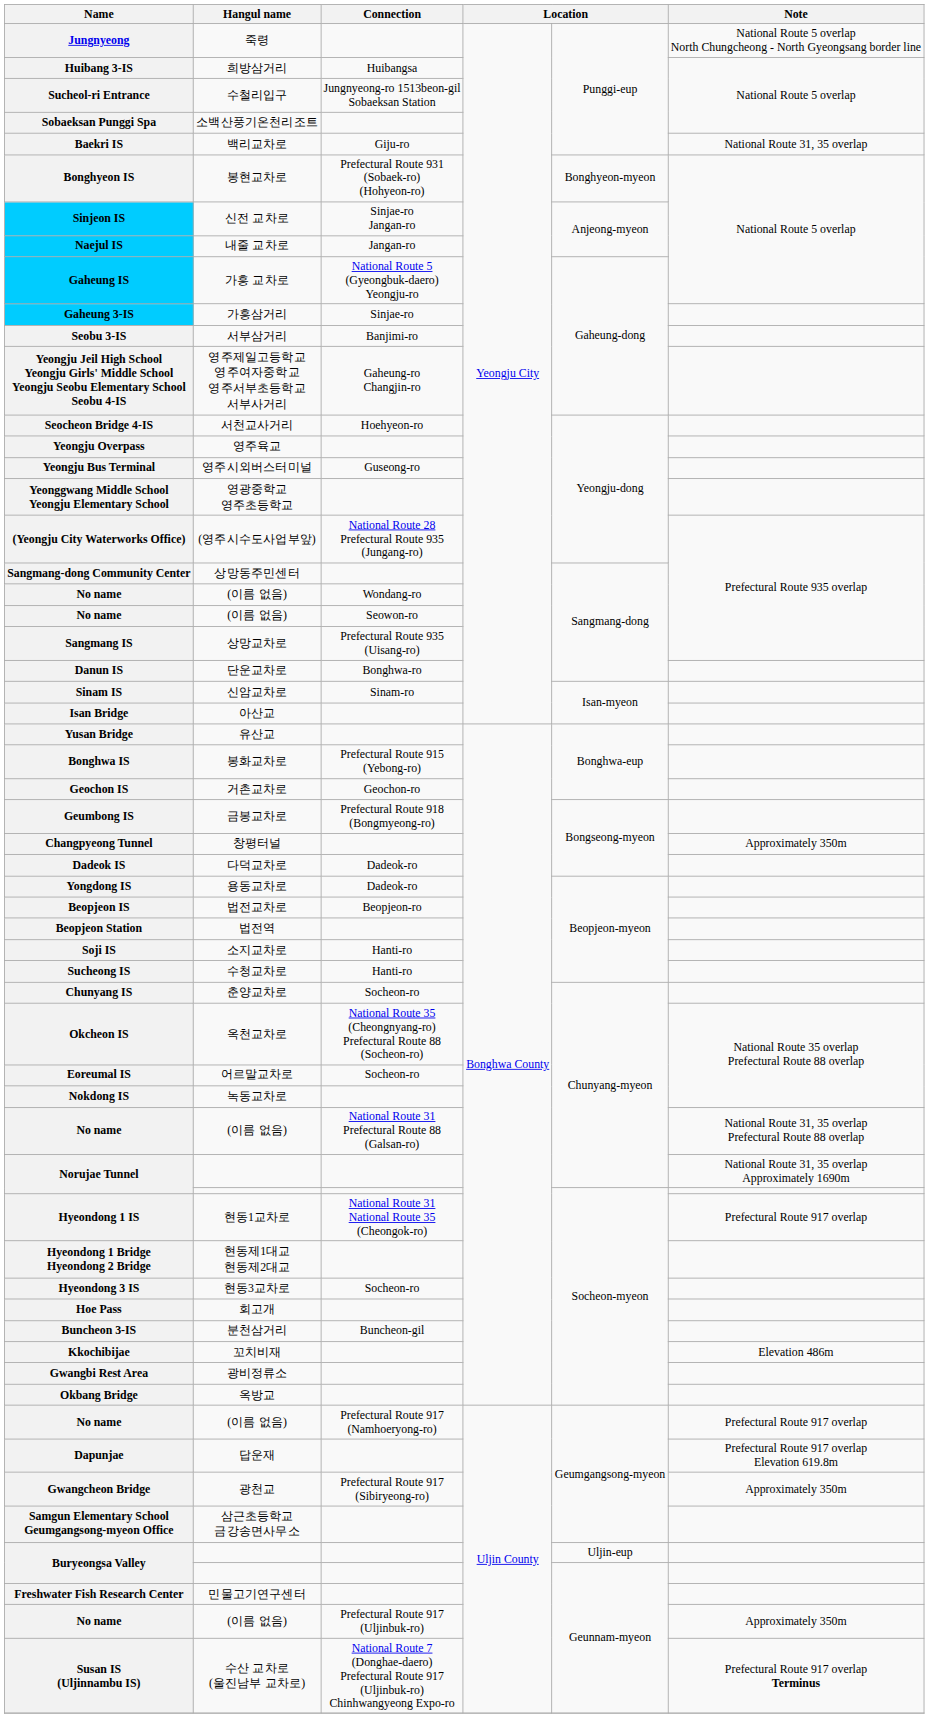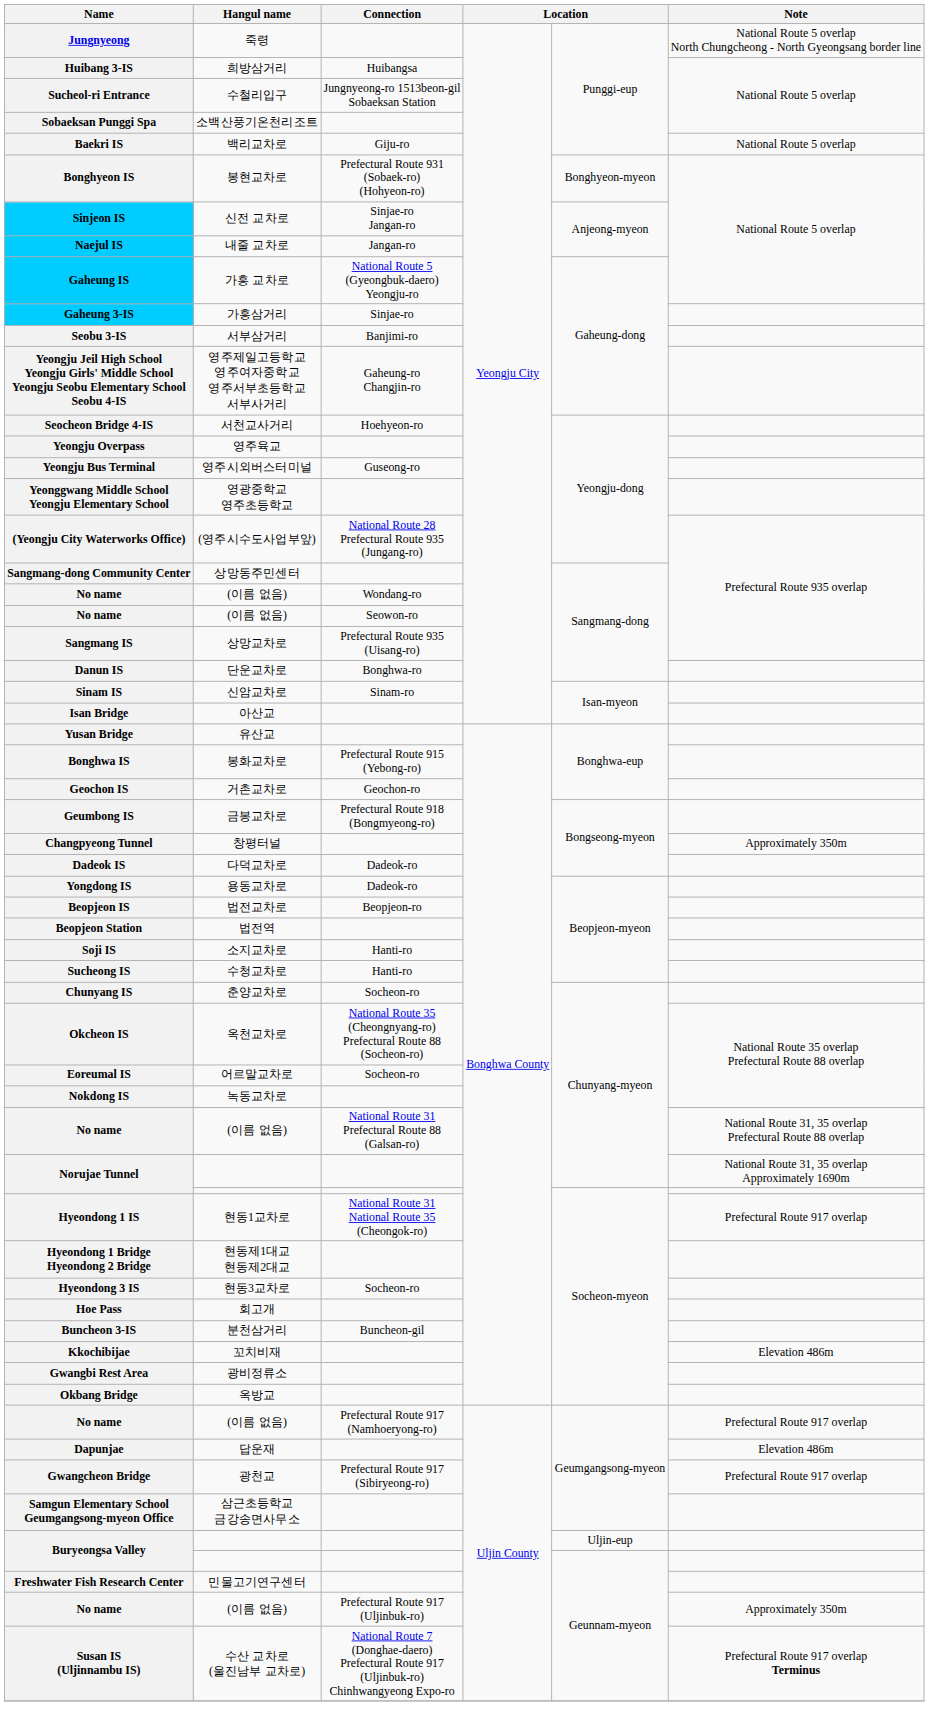(796, 143) National Route 31, 35 overlap -> (796, 143) National Route 5 overlap
(796, 1455) Prefectural Route 917 overlap Elevation 619.8m -> (796, 1449) Elevation 486m
(796, 1488) Approximately 350m -> (796, 1476) Prefectural Route 917 overlap
